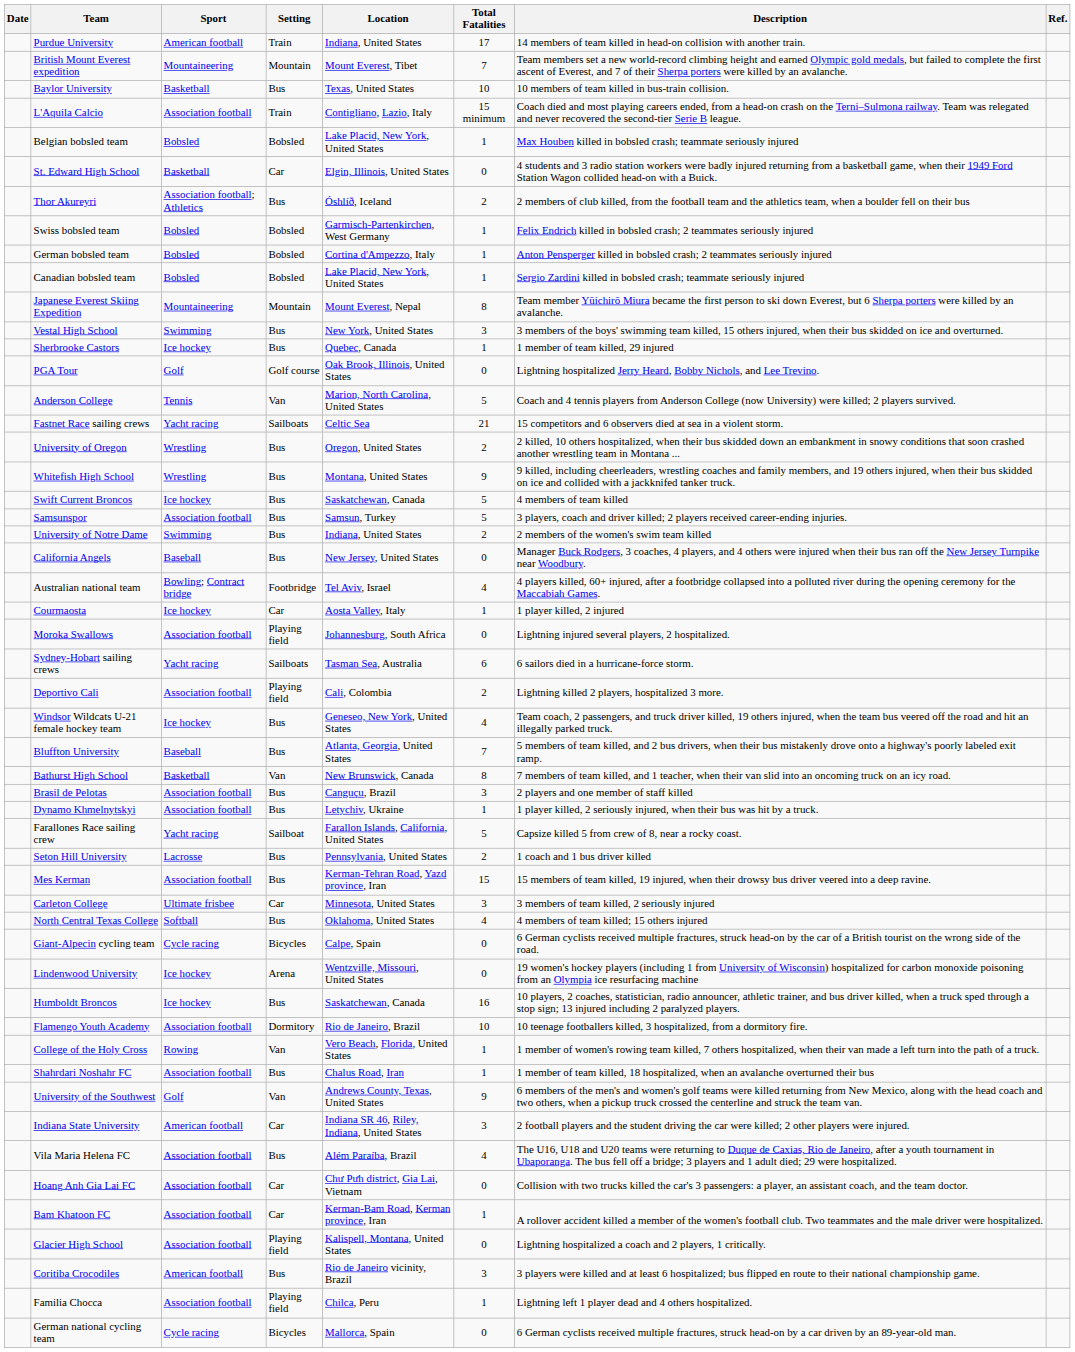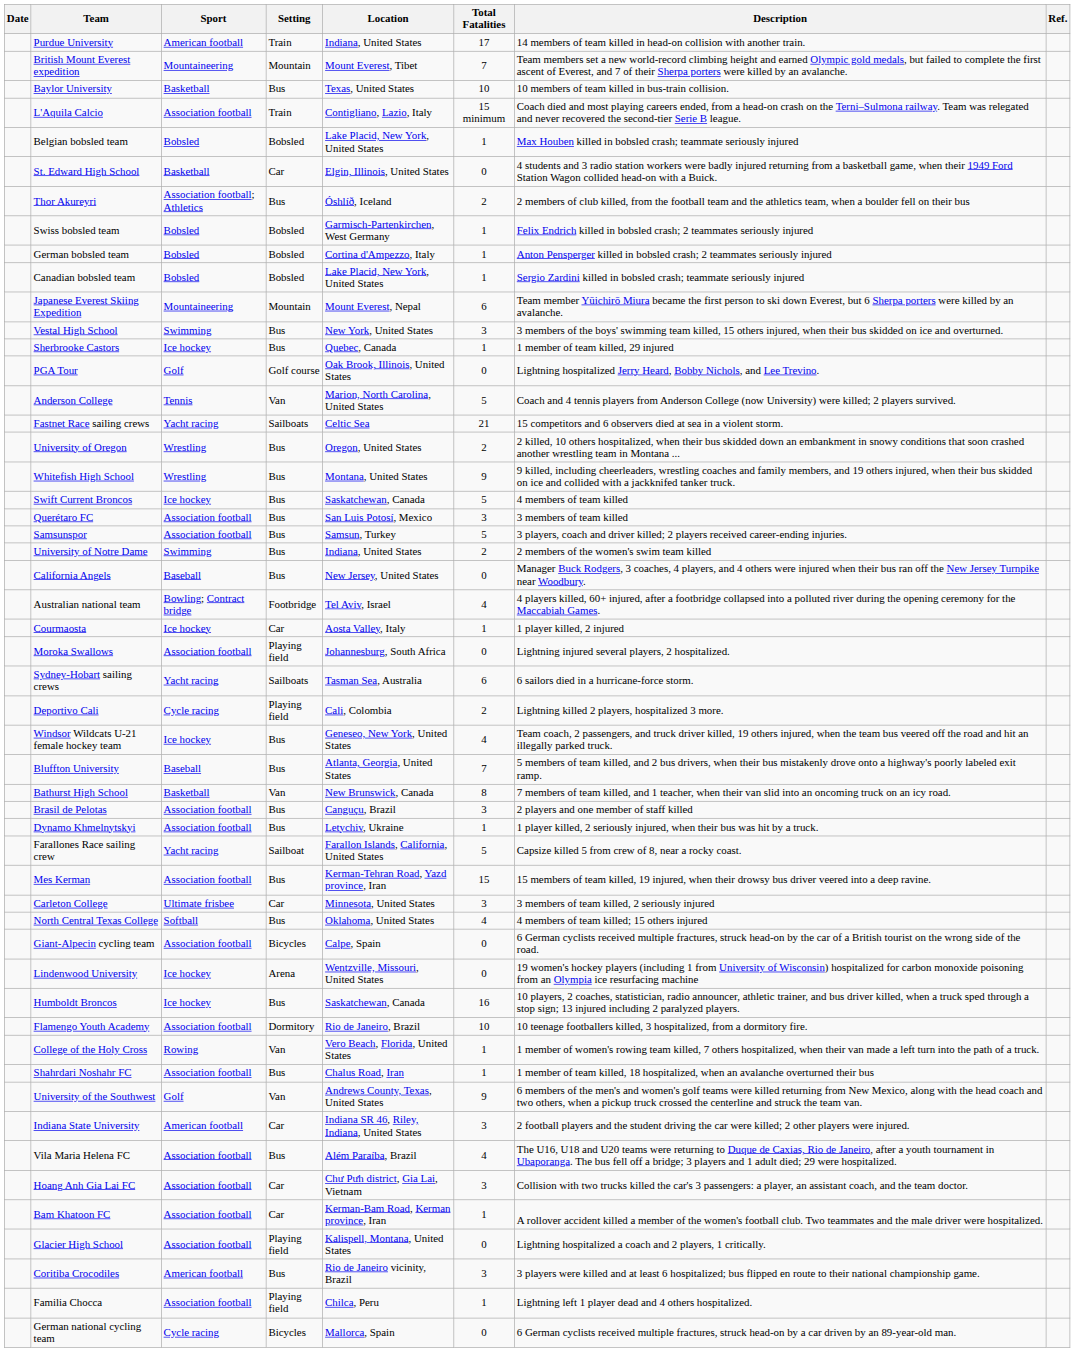(484, 306) 8 -> (484, 306) 6
+ row: (63, 517)
(208, 693) Association football -> (191, 710) Cycle racing
- row: (80, 856)
(191, 944) Cycle racing -> (208, 944) Association football
(484, 1185) 0 -> (484, 1185) 3
